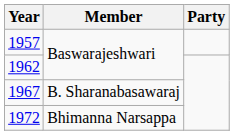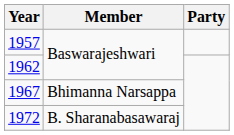(114, 92) B. Sharanabasawaraj -> (112, 92) Bhimanna Narsappa
(112, 117) Bhimanna Narsappa -> (114, 117) B. Sharanabasawaraj
